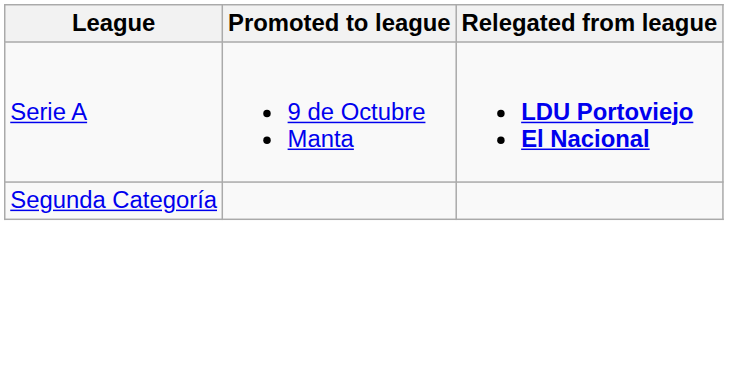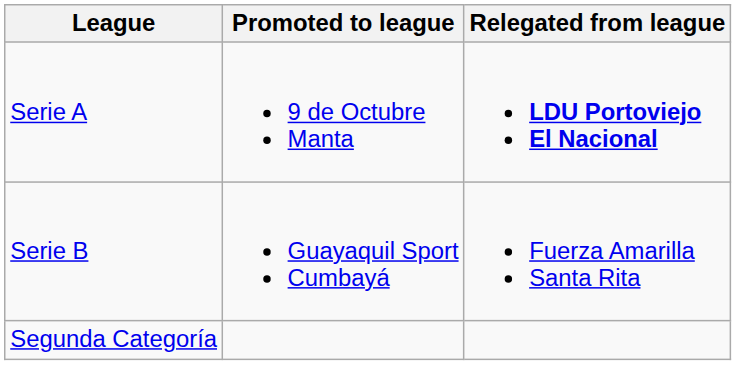+ row: (49, 251)
